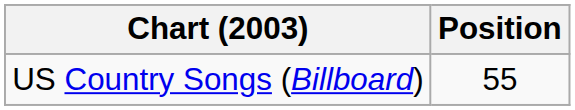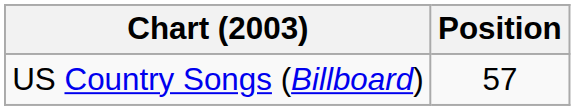(500, 79) 55 -> (500, 79) 57
